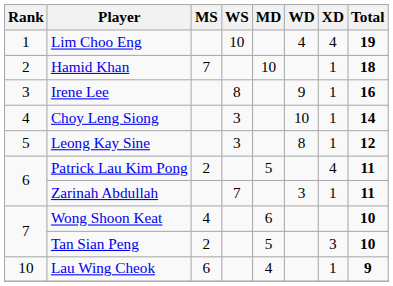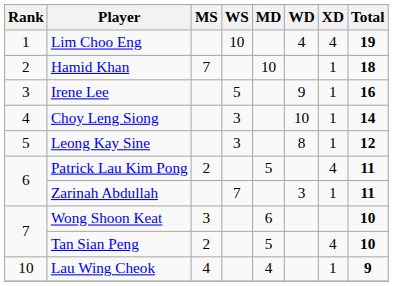(237, 93) 8 -> (237, 93) 5
(206, 218) 4 -> (206, 218) 3
(333, 244) 3 -> (333, 244) 4
(206, 269) 6 -> (206, 269) 4
